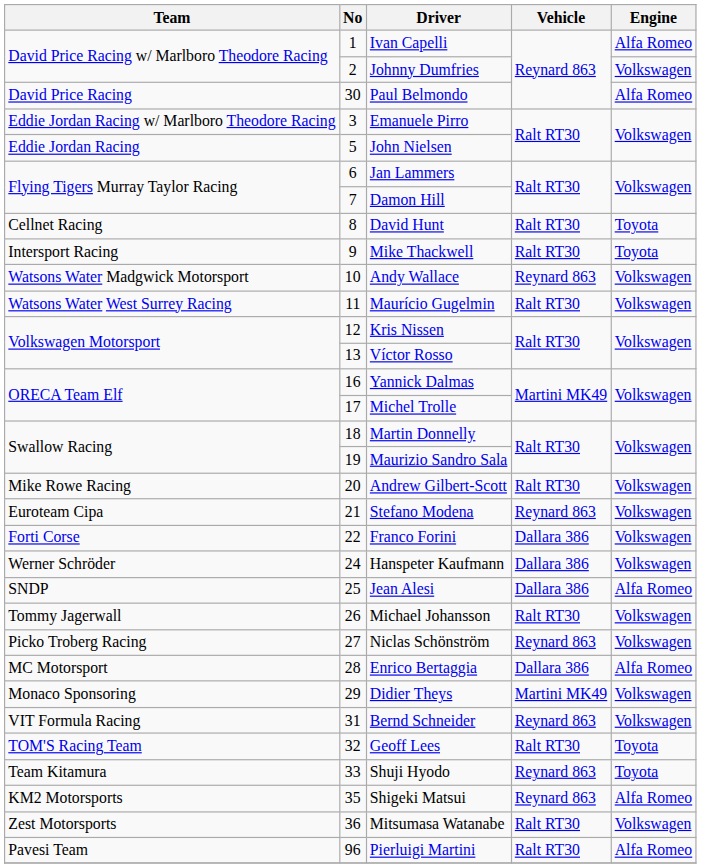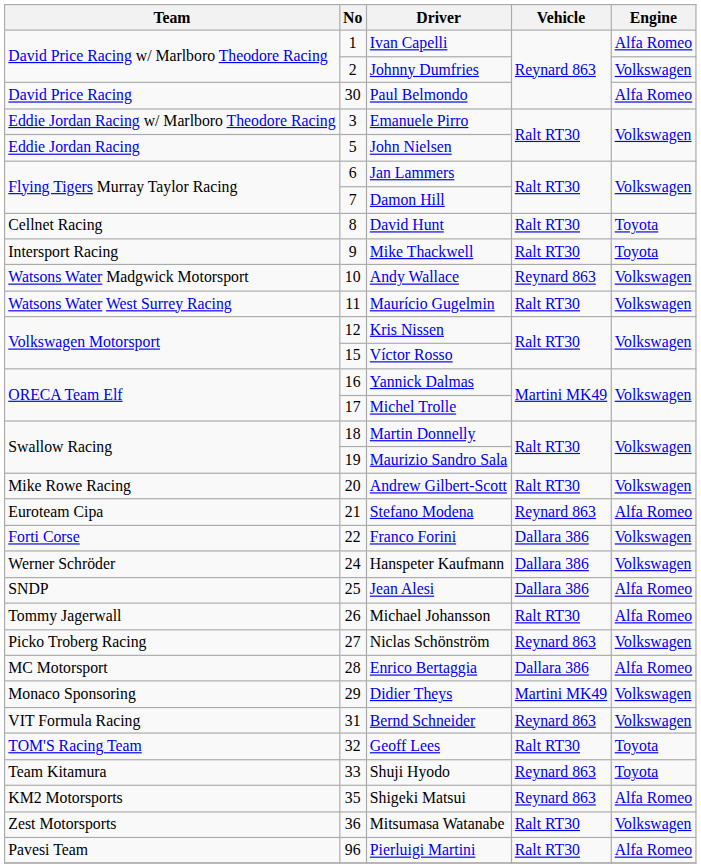(353, 355) 13 -> (353, 355) 15
(653, 511) Volkswagen -> (653, 511) Alfa Romeo
(653, 615) Volkswagen -> (653, 615) Alfa Romeo
